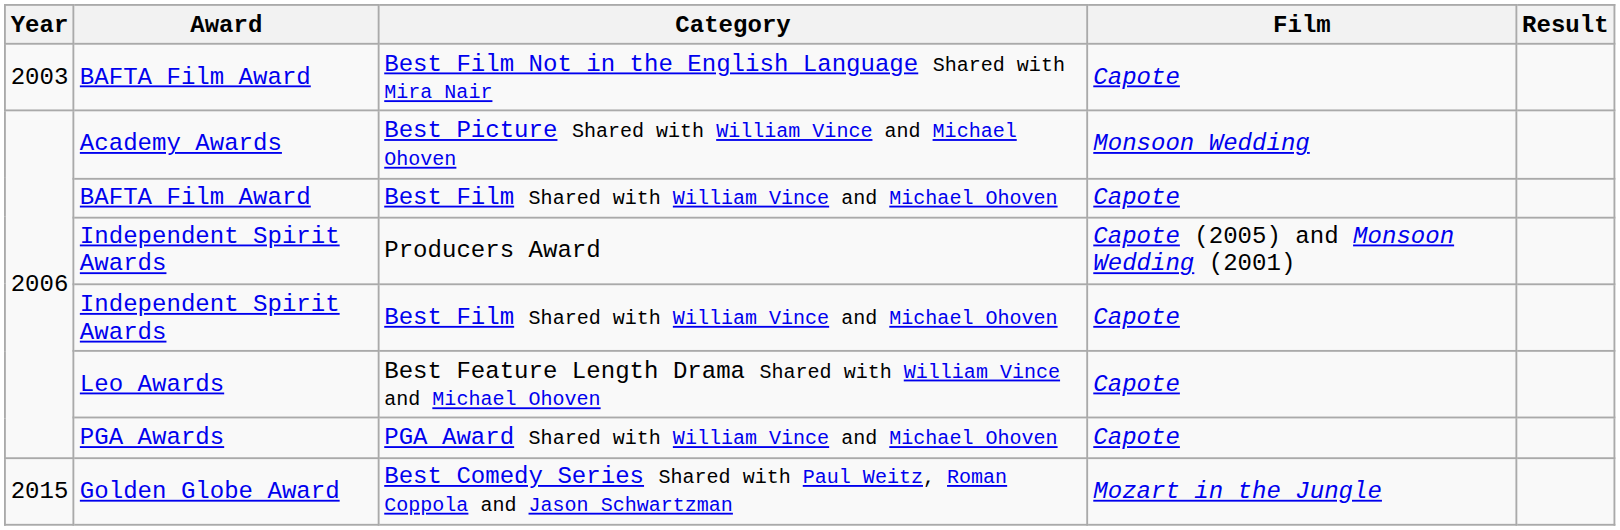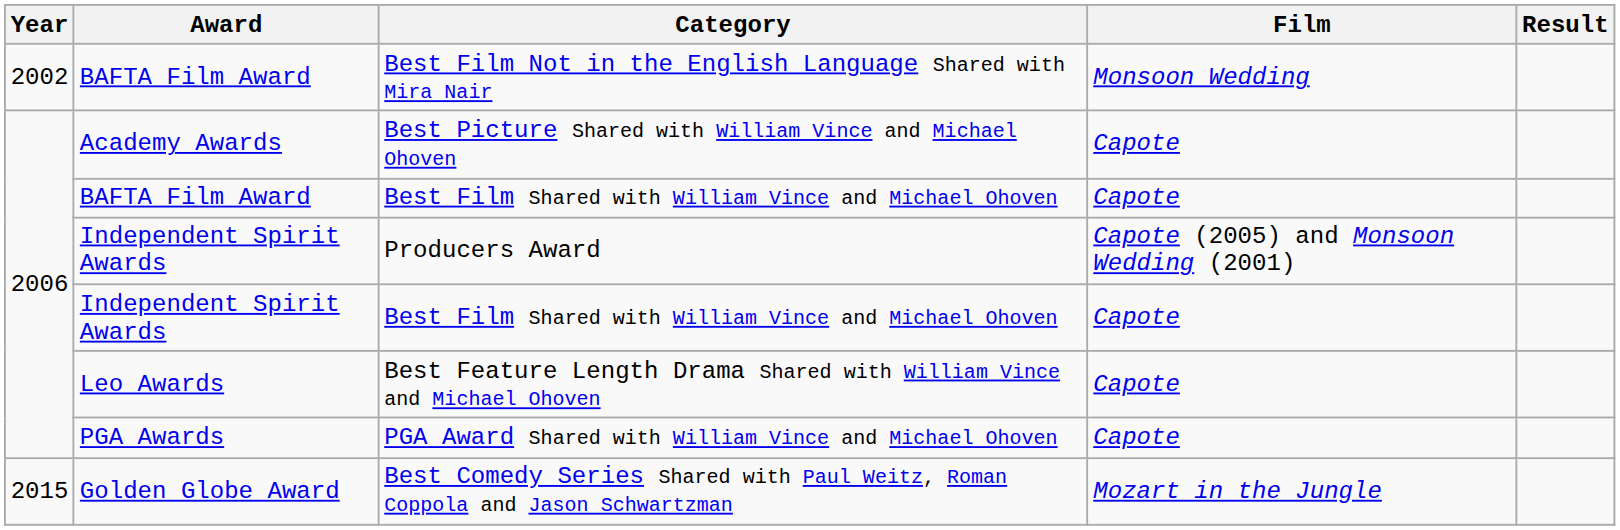(40, 78) 2003 -> (40, 78) 2002
(1137, 78) Capote -> (1202, 78) Monsoon Wedding
(1202, 145) Monsoon Wedding -> (1137, 145) Capote
